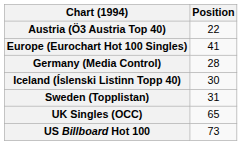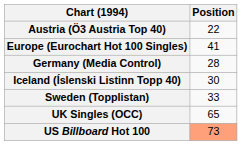(213, 98) 31 -> (213, 98) 33
(213, 132) no background -> (213, 132) lightsalmon background
